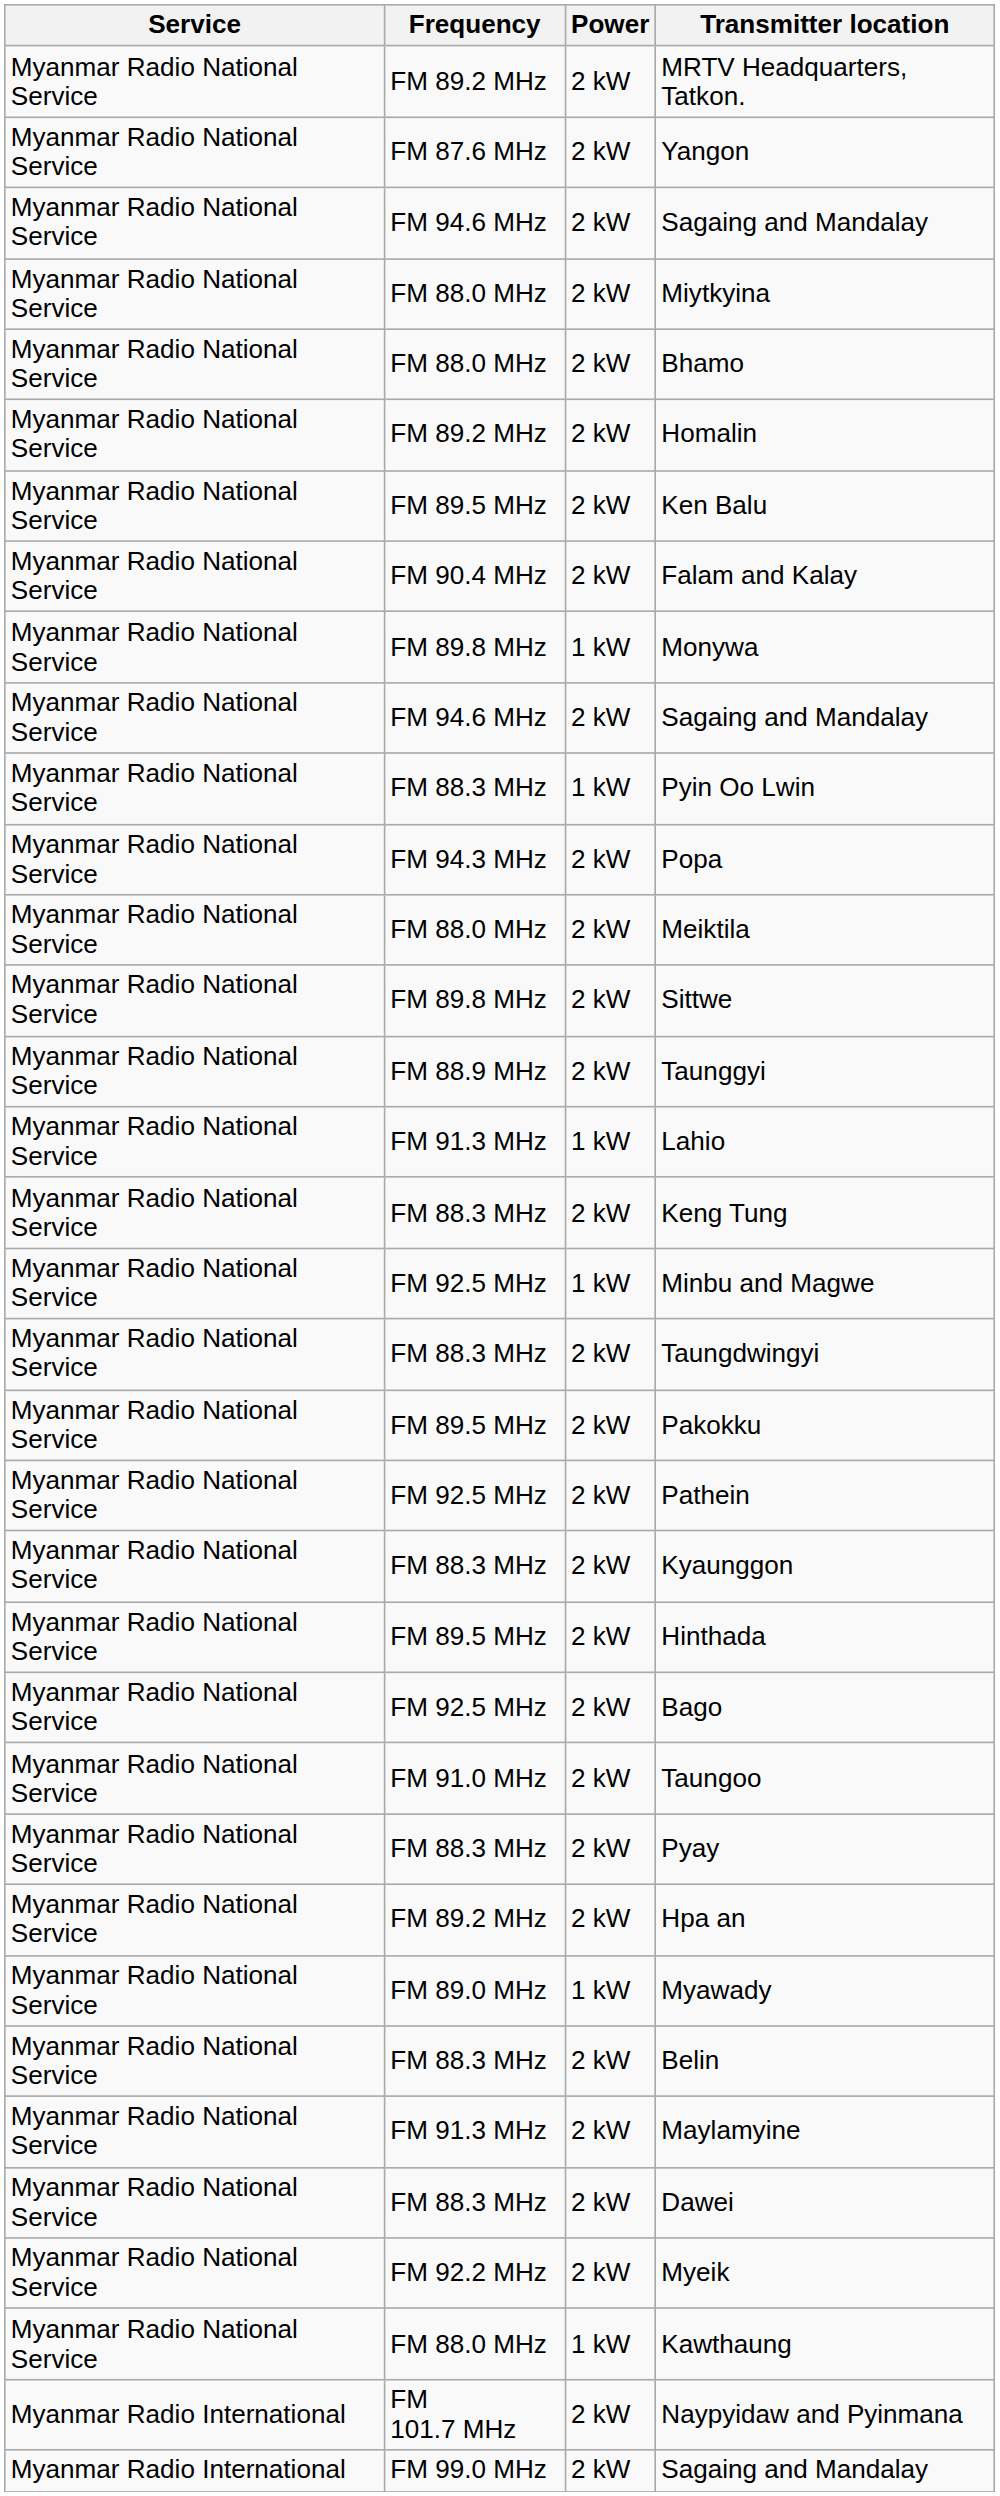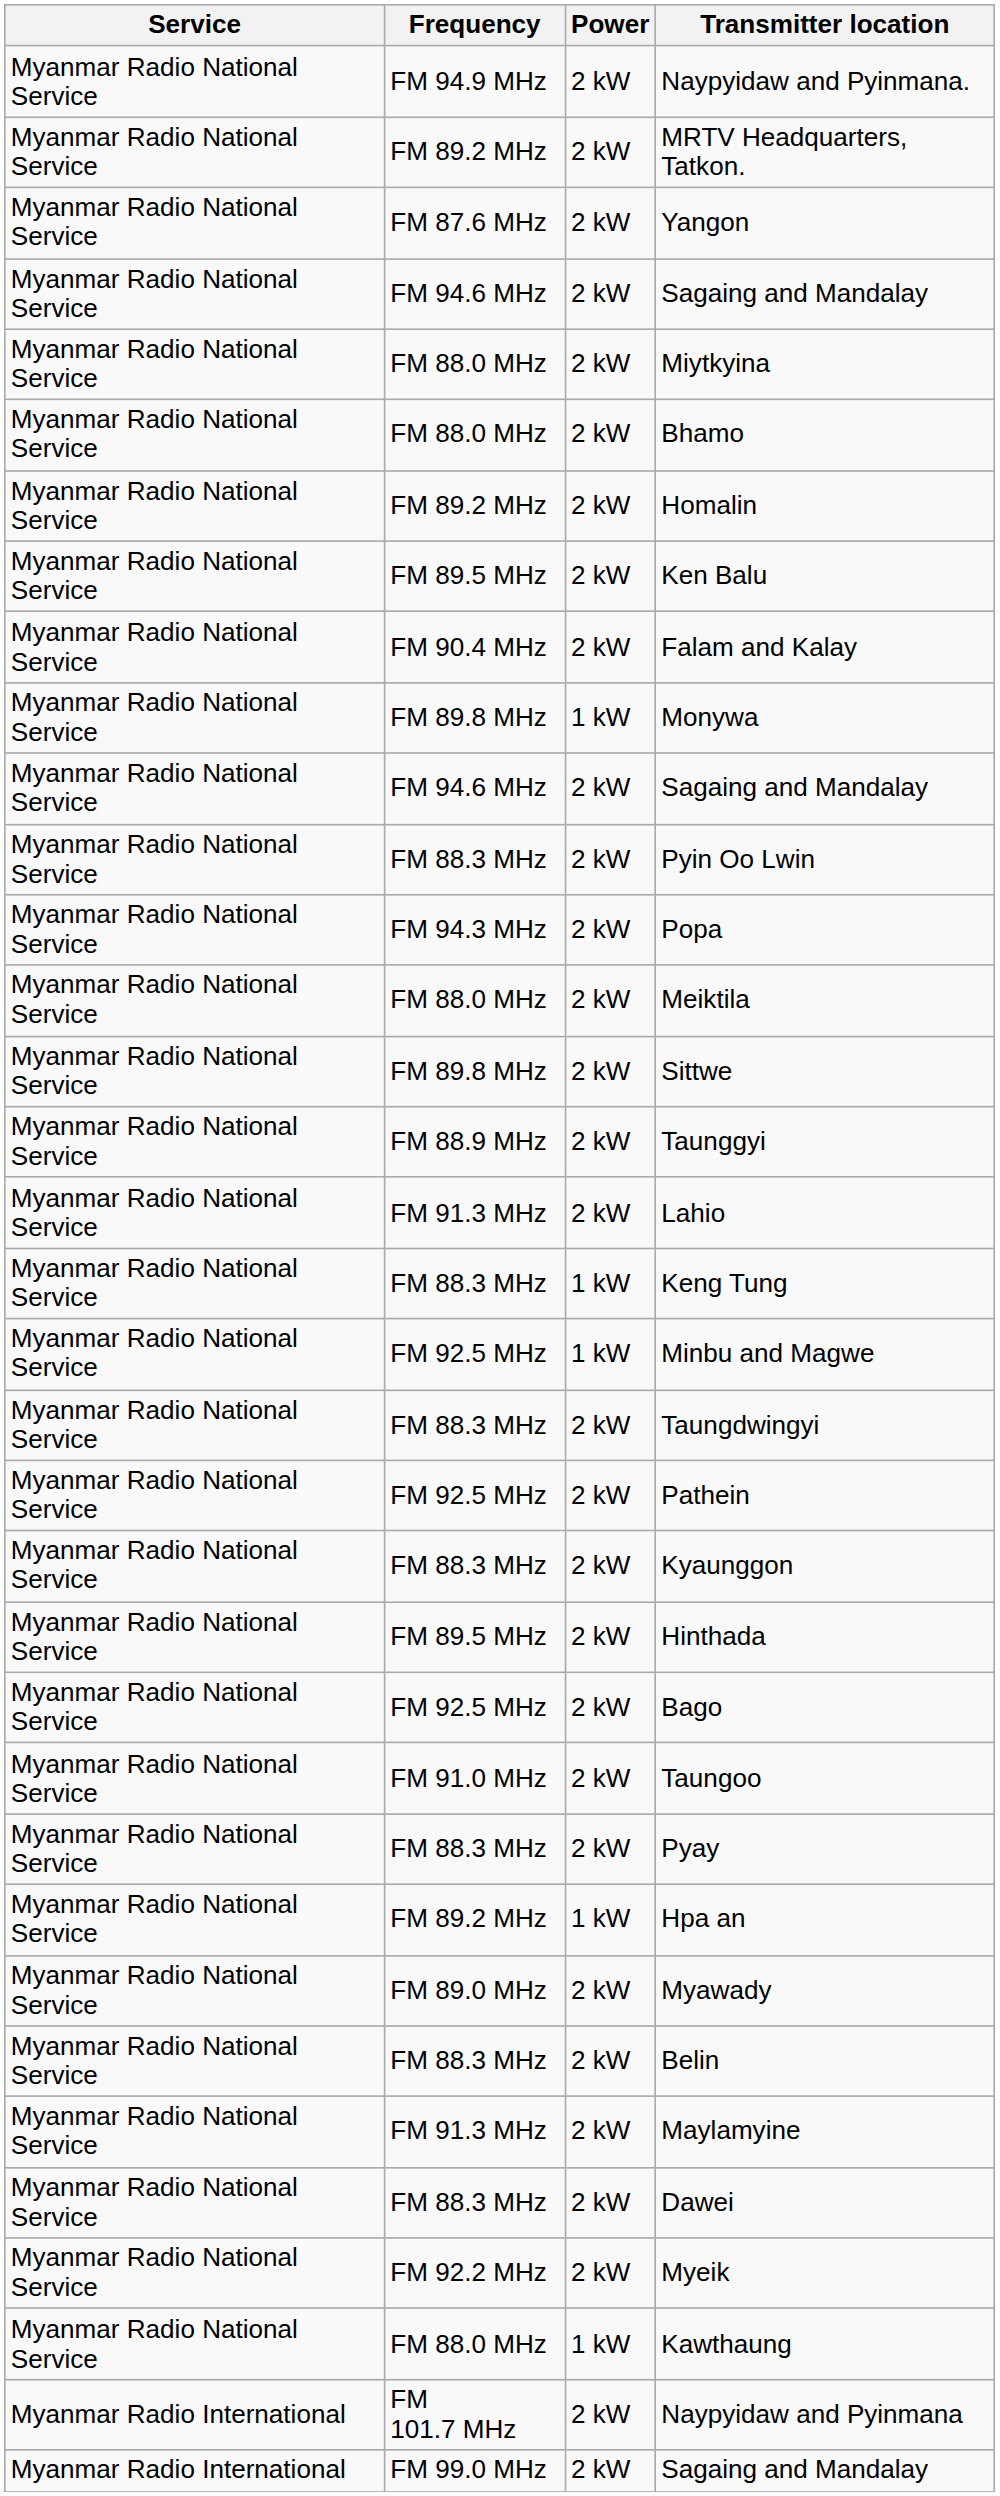+ row: (469, 81)
(601, 788) 1 kW -> (601, 858) 2 kW
(601, 1141) 1 kW -> (601, 1212) 2 kW
(601, 1212) 2 kW -> (601, 1283) 1 kW
- row: (469, 1424)
(601, 1919) 2 kW -> (601, 1919) 1 kW
(601, 1990) 1 kW -> (601, 1990) 2 kW
